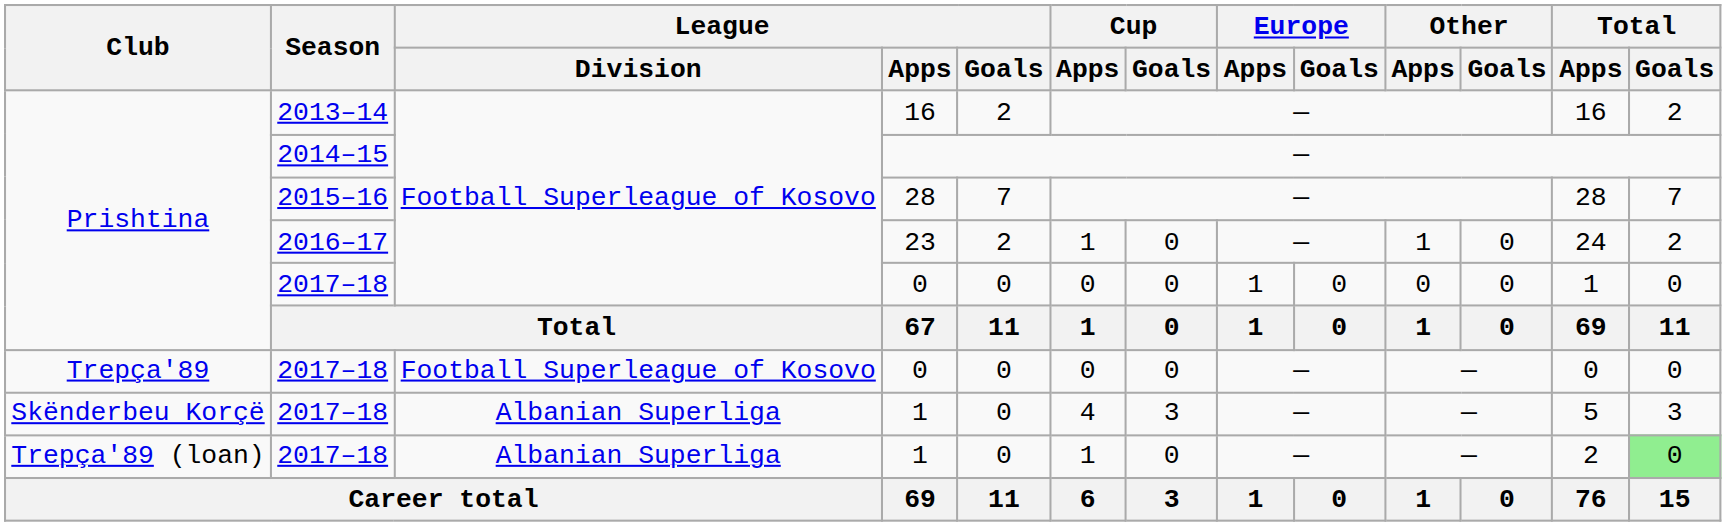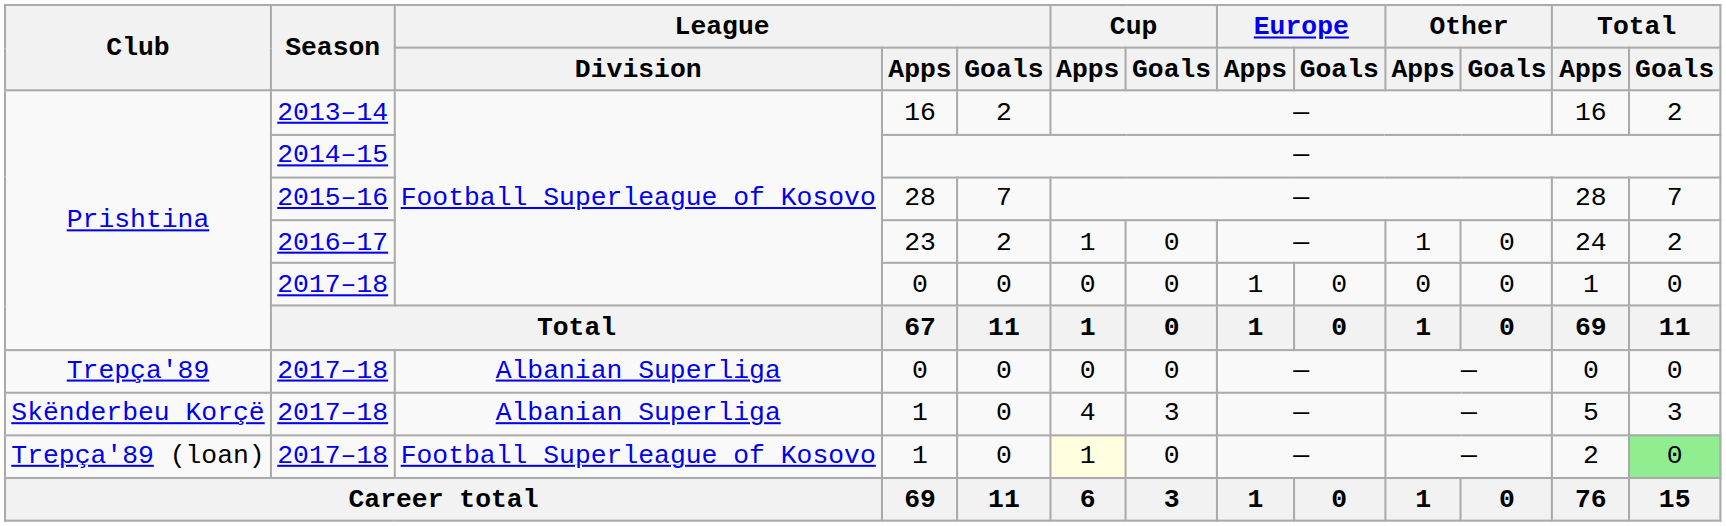(638, 371) Football Superleague of Kosovo -> (638, 371) Albanian Superliga
(638, 457) Albanian Superliga -> (638, 457) Football Superleague of Kosovo
(1088, 457) no background -> (1088, 457) lightyellow background
